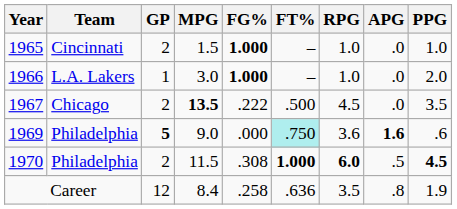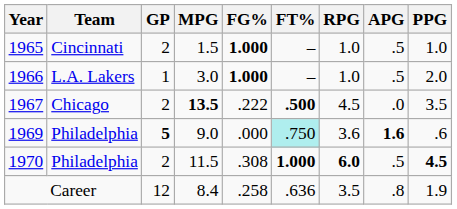(398, 47) .0 -> (398, 47) .5
(398, 76) .0 -> (398, 76) .5
(300, 104) normal -> (300, 104) bold
